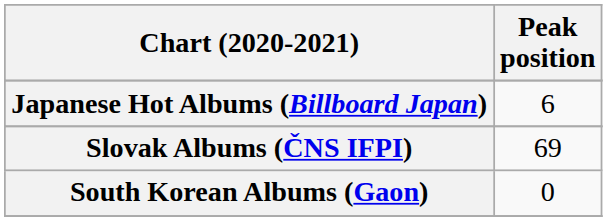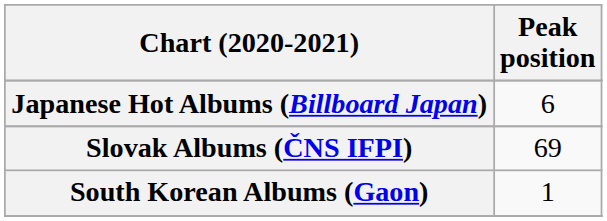(548, 192) 0 -> (548, 192) 1
